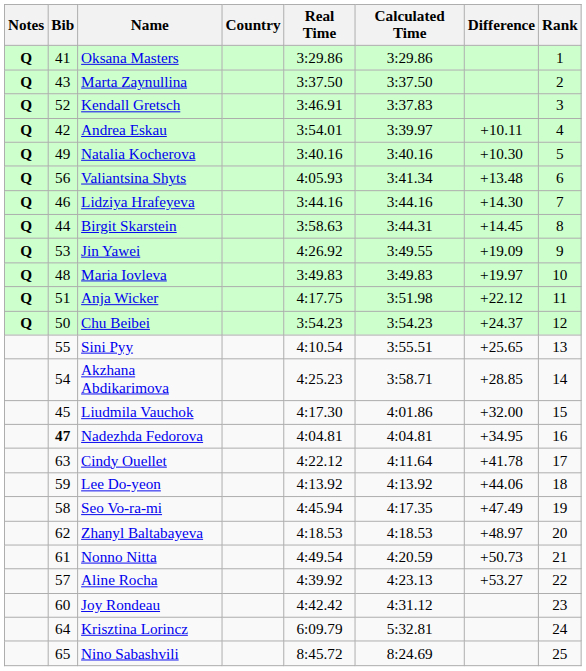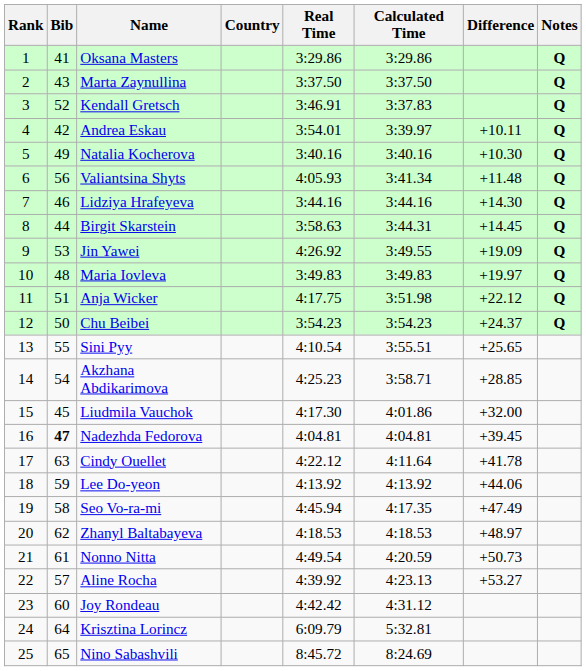columns swapped: (560, 25) <-> (26, 25)
(501, 178) +13.48 -> (501, 178) +11.48
(501, 436) +34.95 -> (501, 436) +39.45
